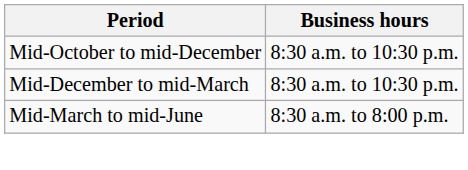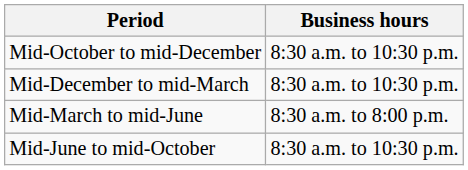+ row: (112, 148)
